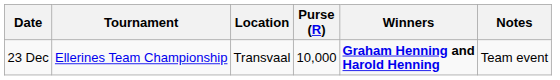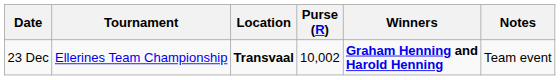(262, 58) normal -> (264, 58) bold
(316, 58) 10,000 -> (320, 58) 10,002
